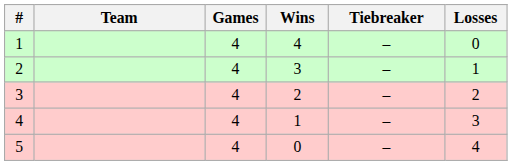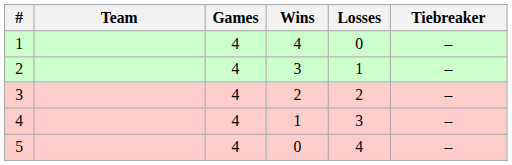columns swapped: (476, 17) <-> (386, 17)
